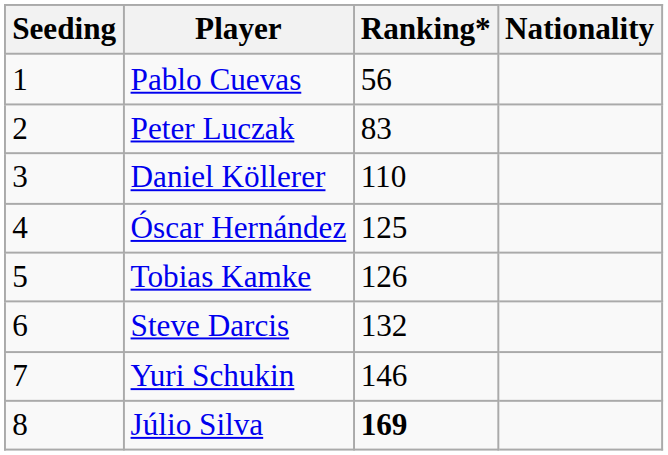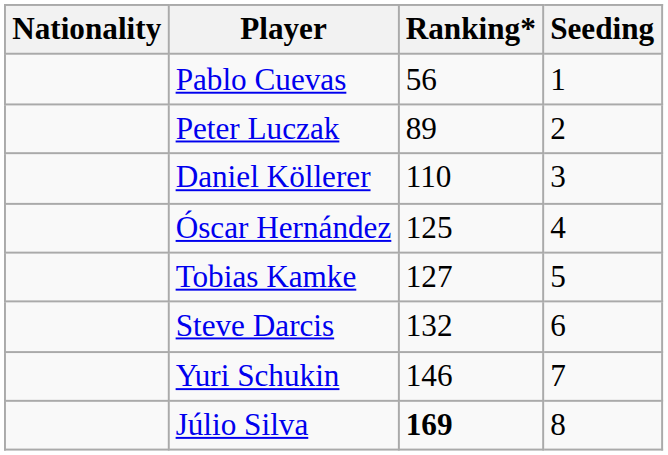columns swapped: (580, 29) <-> (64, 29)
(376, 128) 83 -> (421, 128) 89
(384, 276) 126 -> (429, 276) 127
